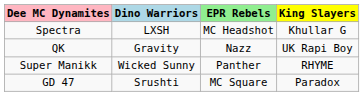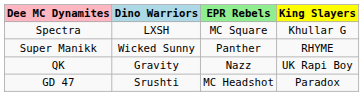(239, 30) MC Headshot -> (239, 30) MC Square
rows swapped: (58, 48) <-> (58, 65)
(239, 83) MC Square -> (239, 83) MC Headshot
